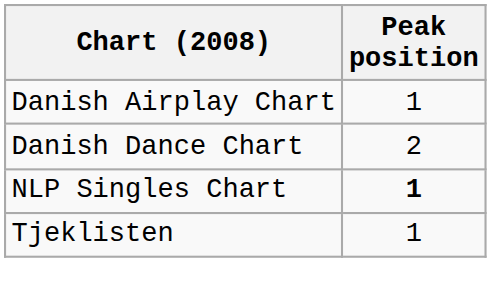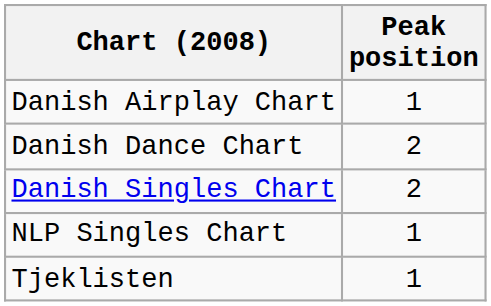+ row: (174, 190)
(414, 190) bold -> (414, 235) normal
